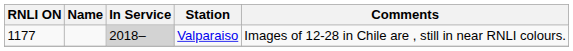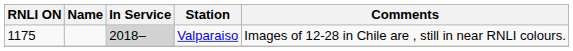(22, 35) 1177 -> (22, 35) 1175
